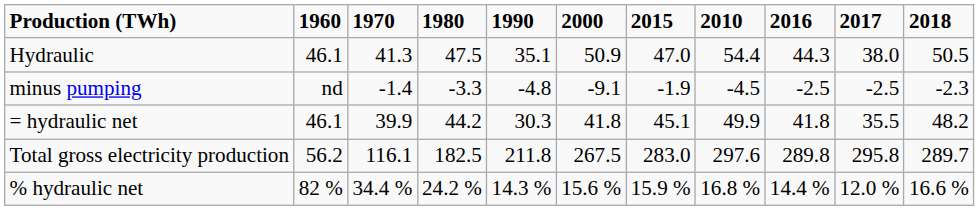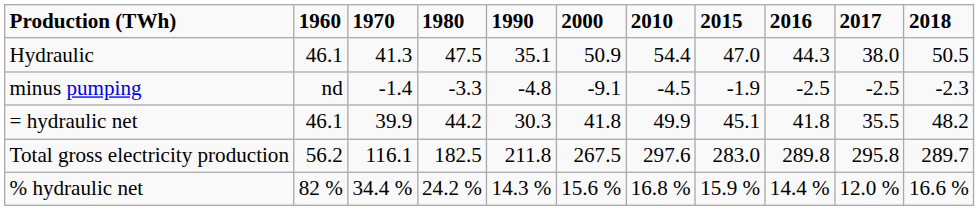columns swapped: (721, 21) <-> (652, 21)
